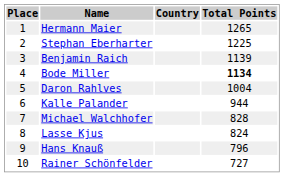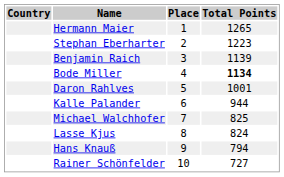columns swapped: (23, 13) <-> (177, 13)
(239, 43) 1225 -> (239, 43) 1223
(239, 88) 1004 -> (239, 88) 1001
(239, 118) 828 -> (239, 118) 825
(239, 148) 796 -> (239, 148) 794
